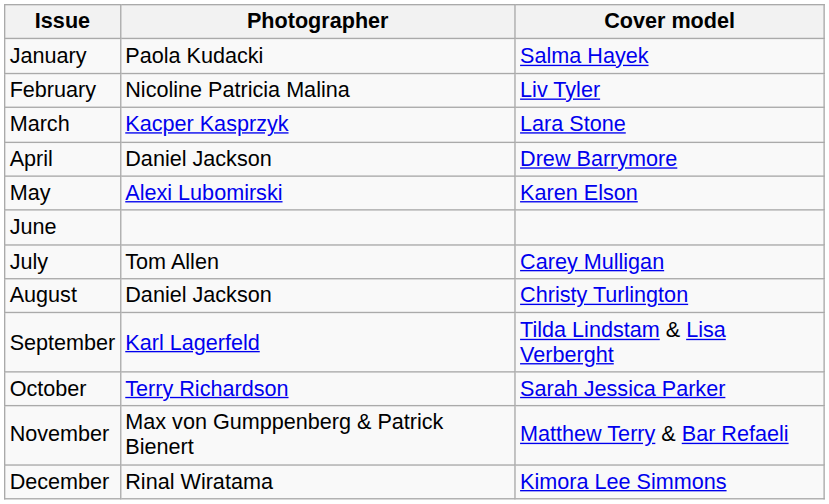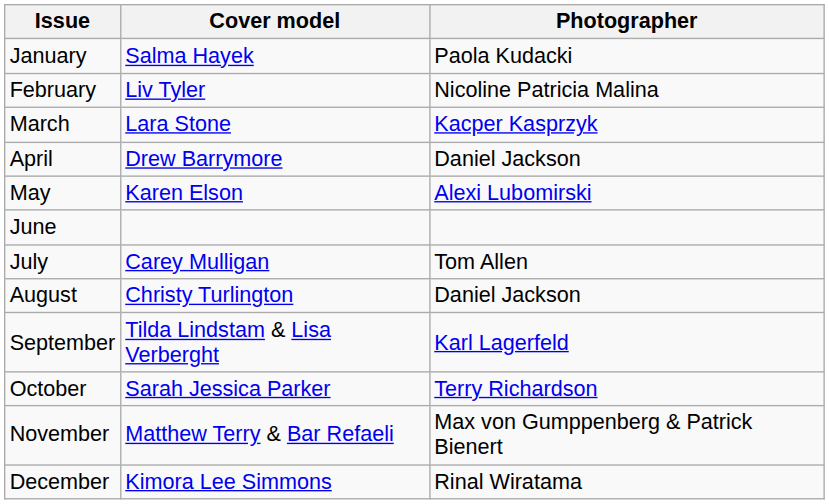columns swapped: (670, 21) <-> (318, 21)
